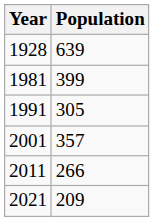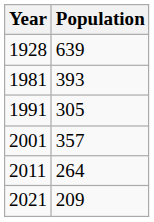(70, 79) 399 -> (70, 79) 393
(70, 170) 266 -> (70, 170) 264
